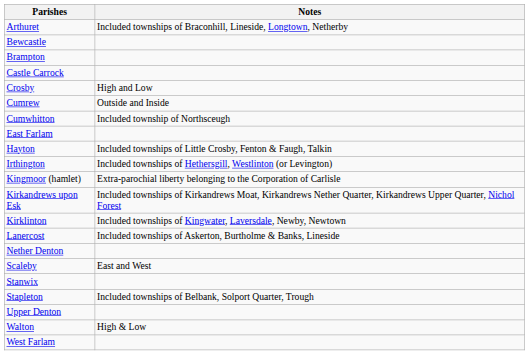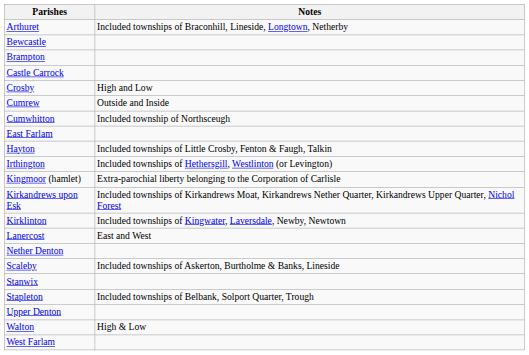(218, 236) Included townships of Askerton, Burtholme & Banks, Lineside -> (124, 236) East and West
(124, 266) East and West -> (218, 266) Included townships of Askerton, Burtholme & Banks, Lineside
